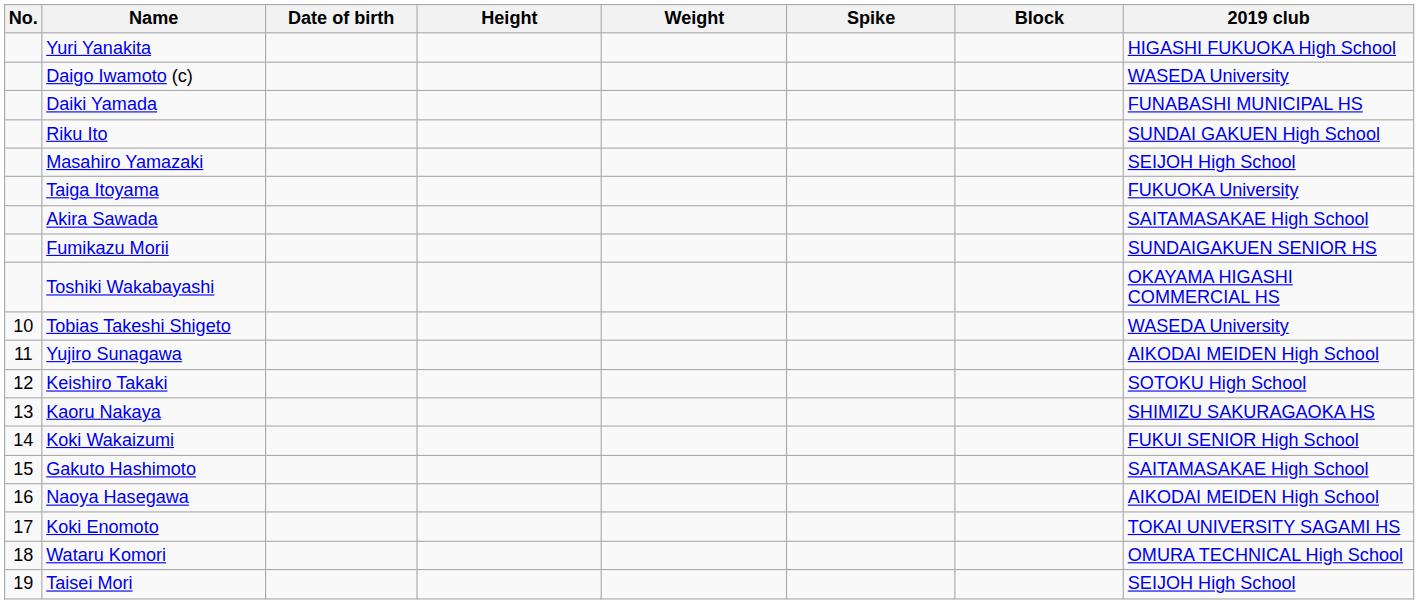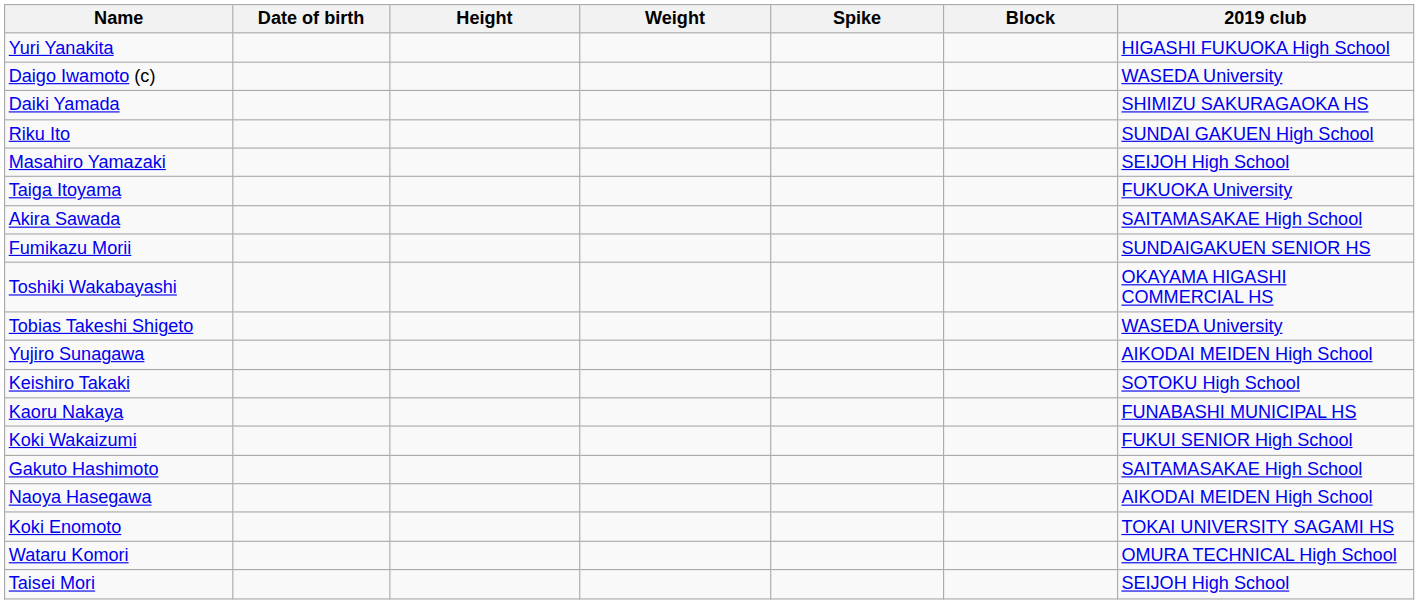- column: (23, 18)
(1245, 104) FUNABASHI MUNICIPAL HS -> (1245, 104) SHIMIZU SAKURAGAOKA HS
(1251, 411) SHIMIZU SAKURAGAOKA HS -> (1239, 411) FUNABASHI MUNICIPAL HS
